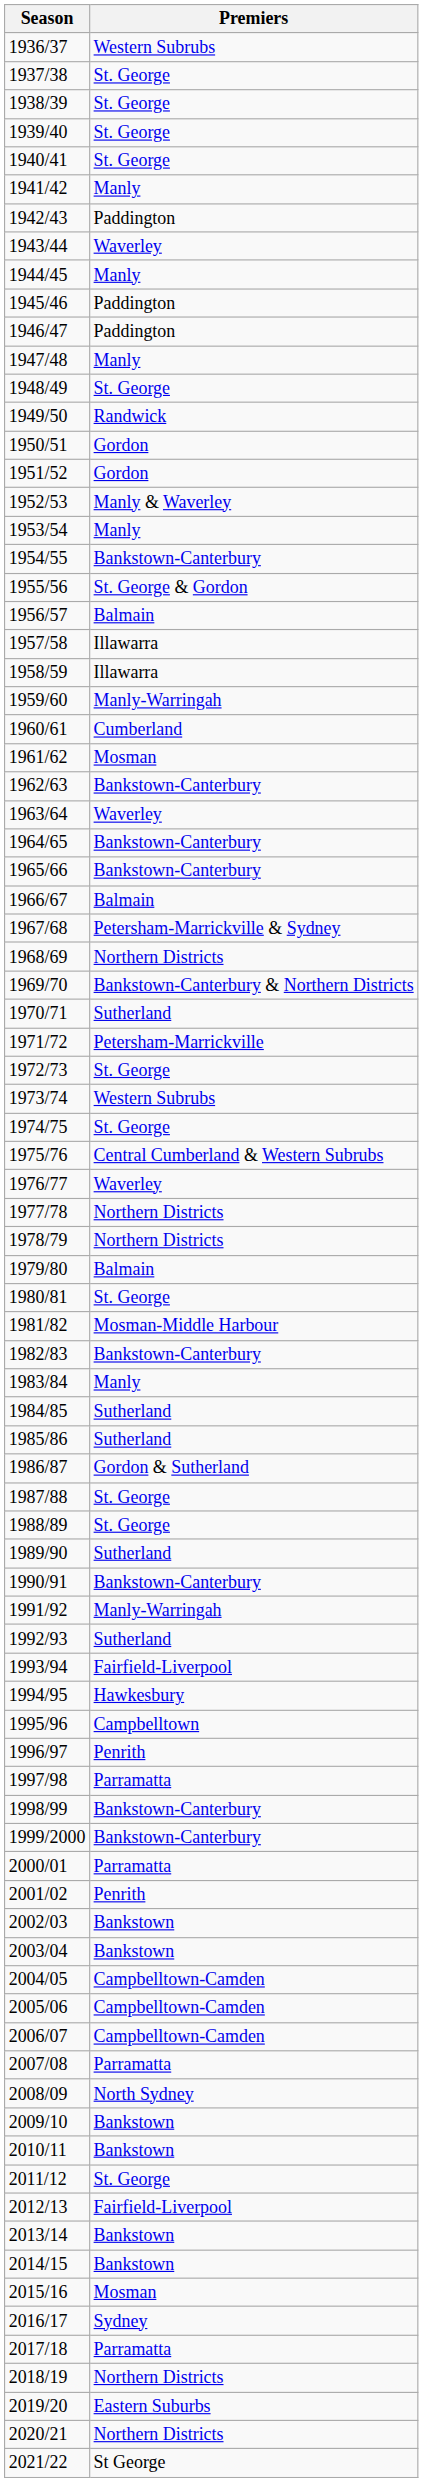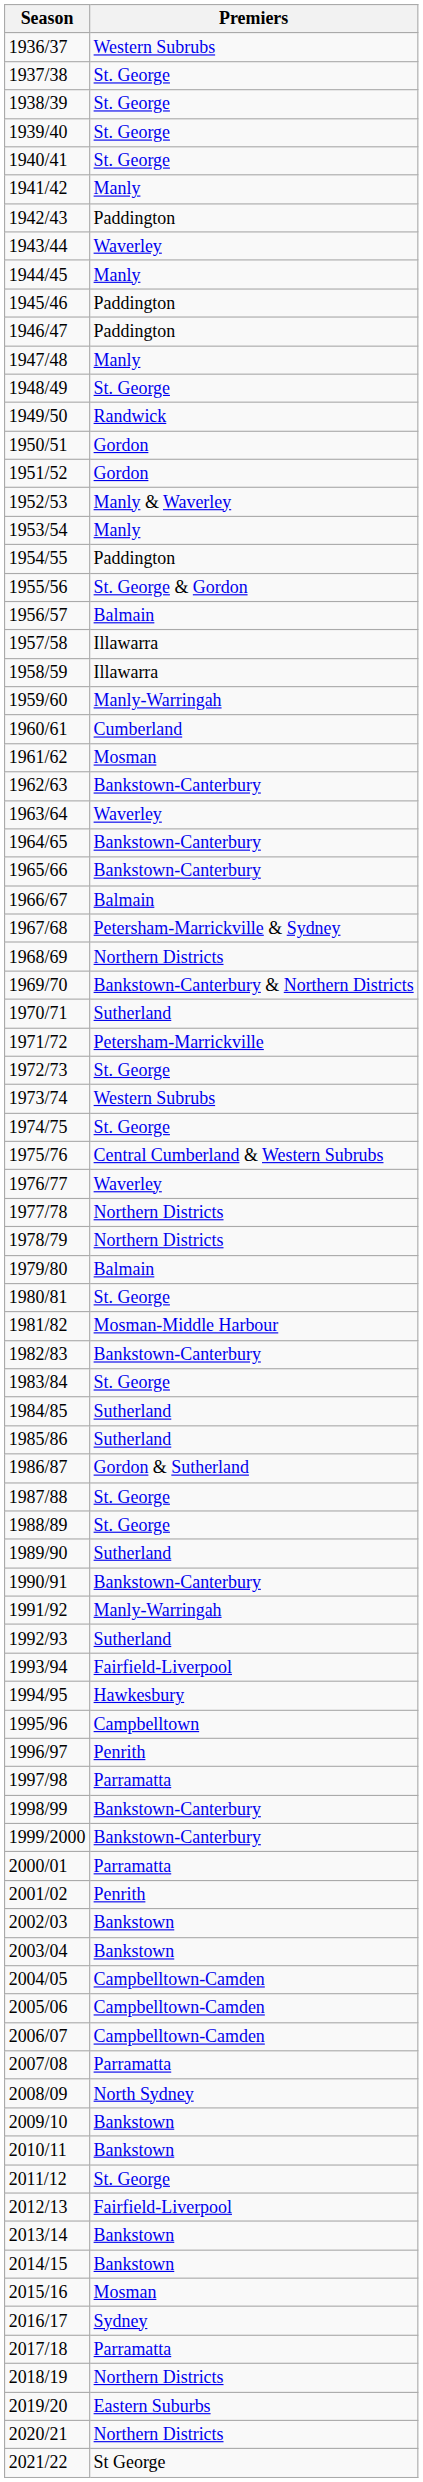(177, 558) Bankstown-Canterbury -> (134, 558) Paddington
(117, 1382) Manly -> (132, 1382) St. George
